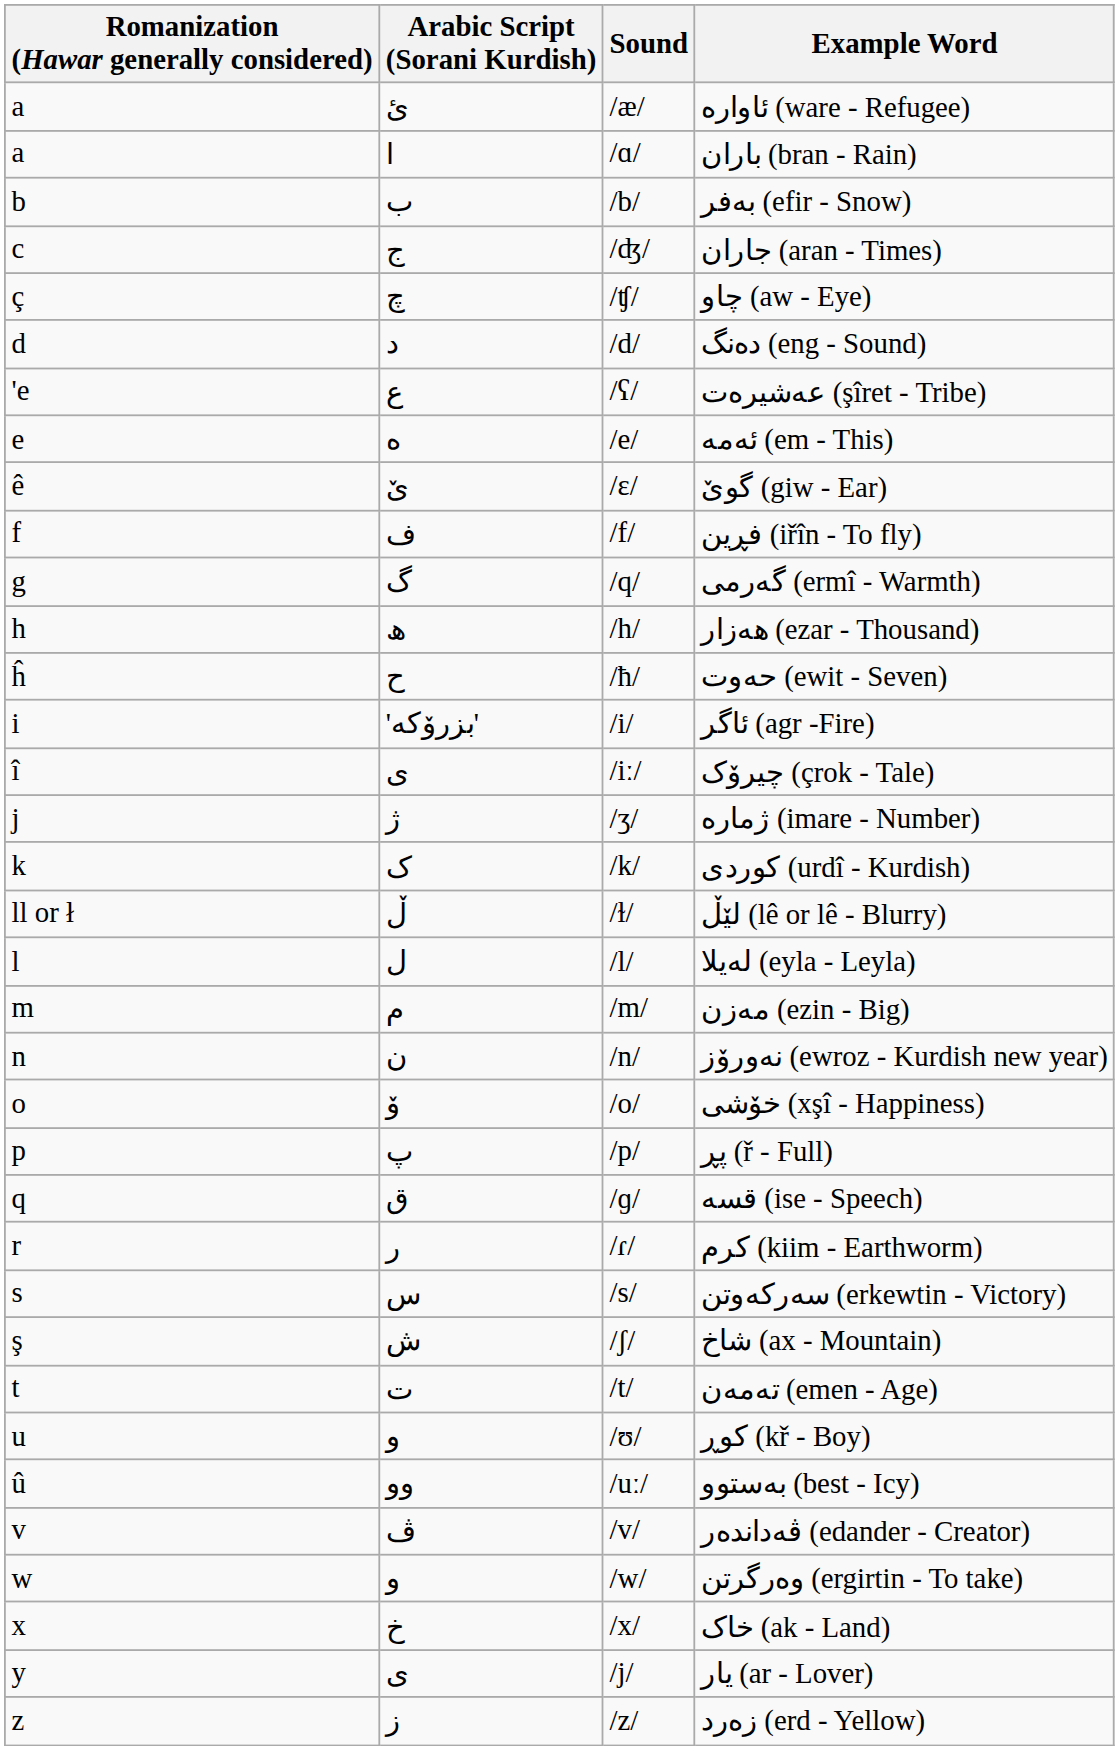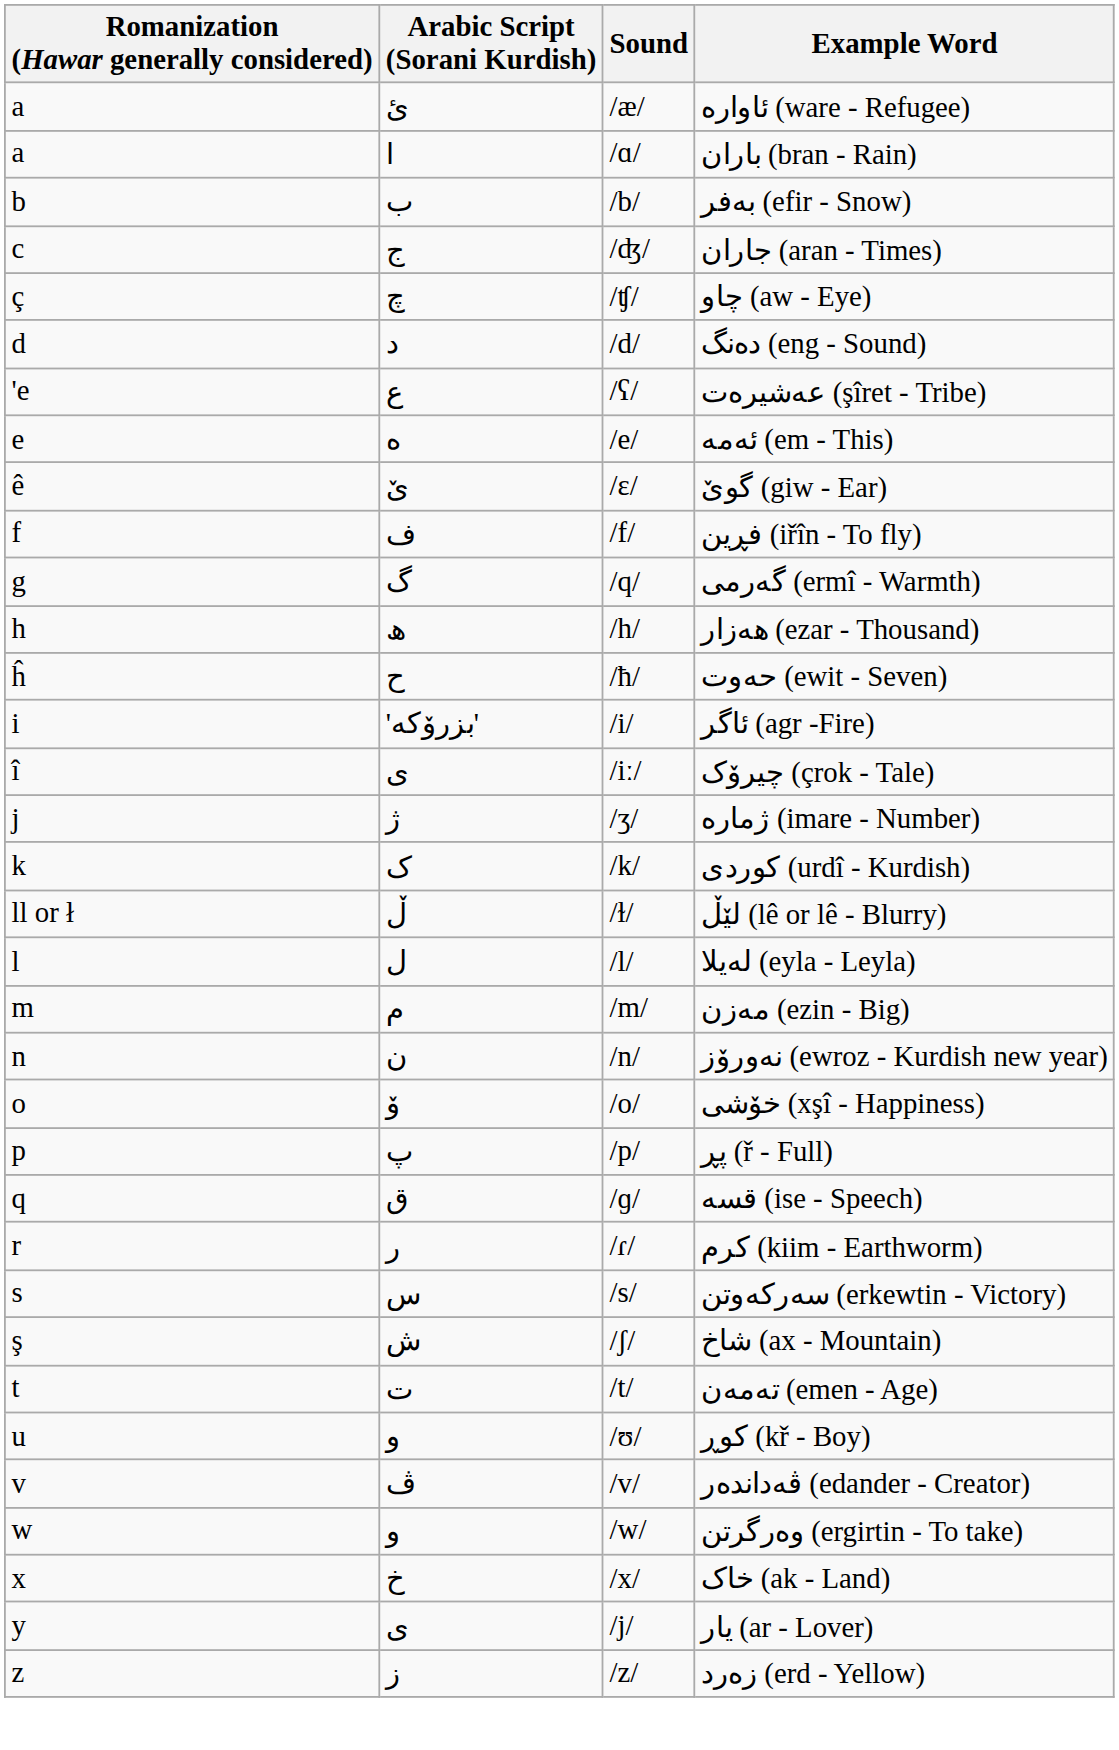- row: (810, 1483)
